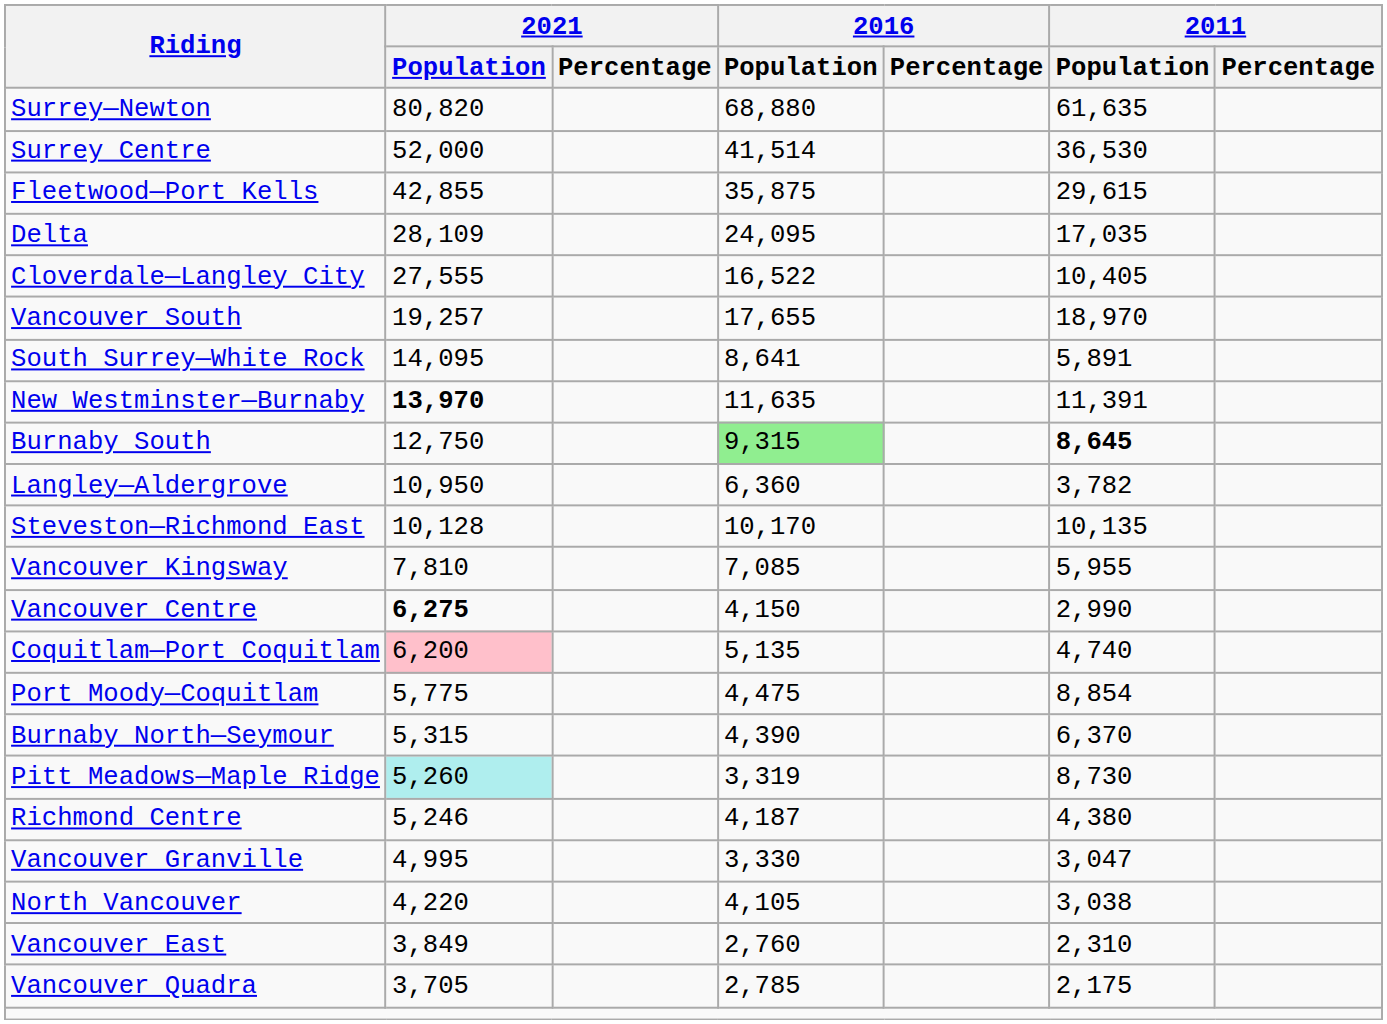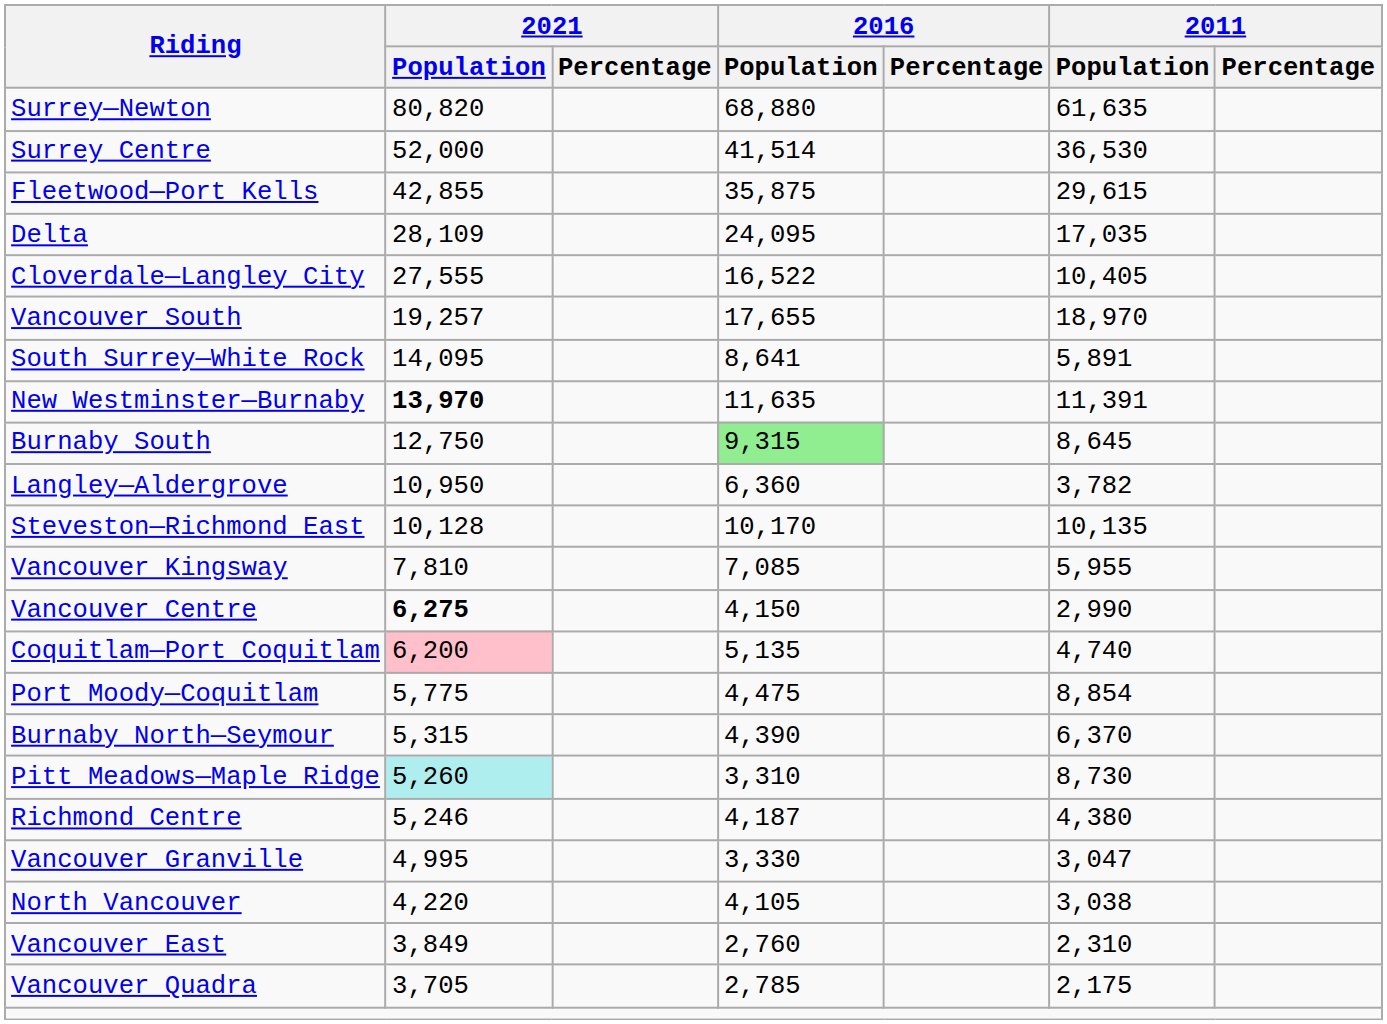(1094, 443) bold -> (1094, 443) normal
(762, 777) 3,319 -> (762, 777) 3,310
